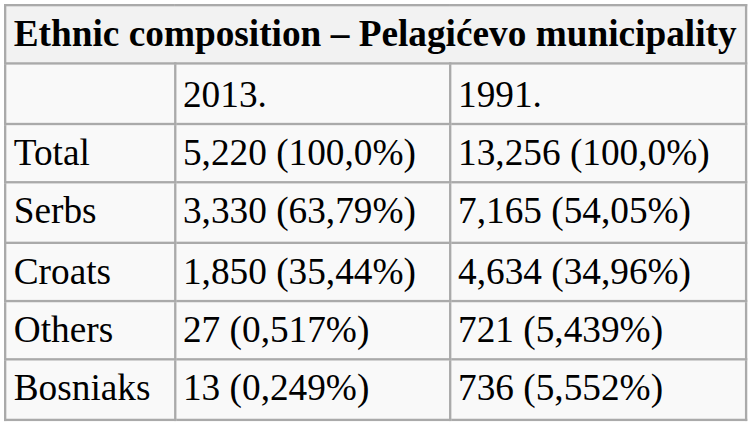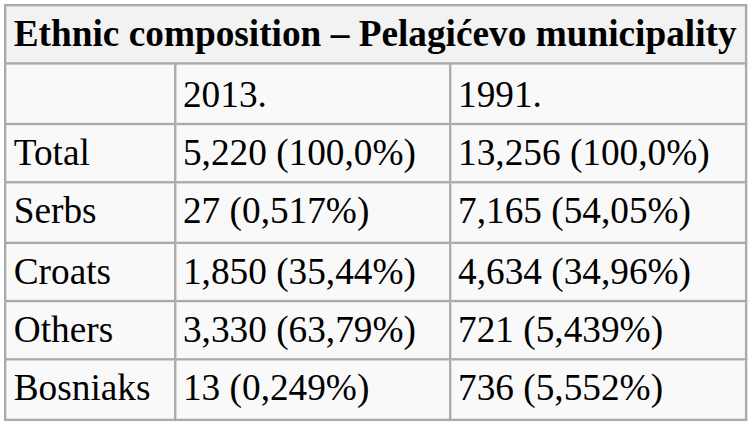(299, 211) 3,330 (63,79%) -> (276, 211) 27 (0,517%)
(276, 329) 27 (0,517%) -> (299, 329) 3,330 (63,79%)
